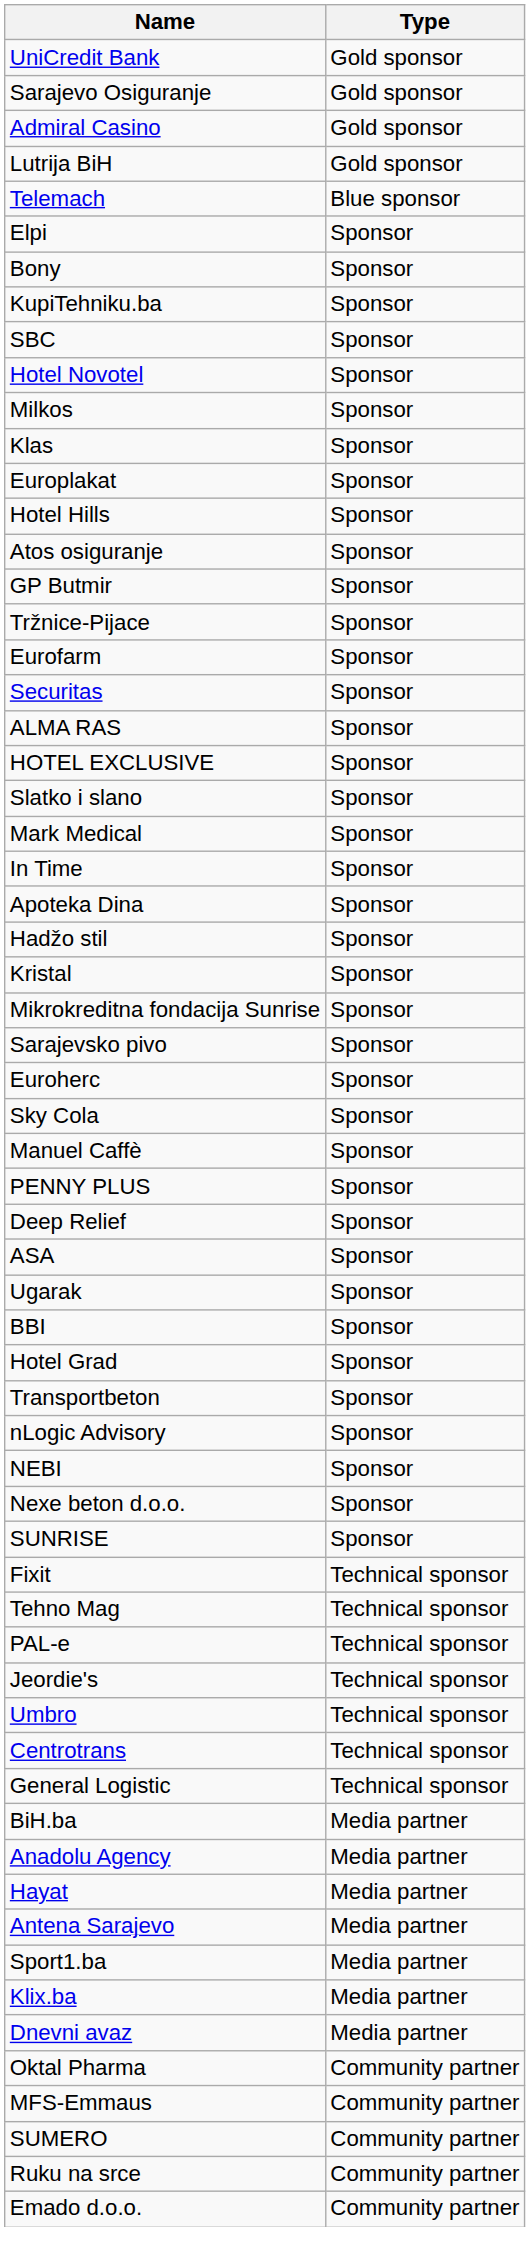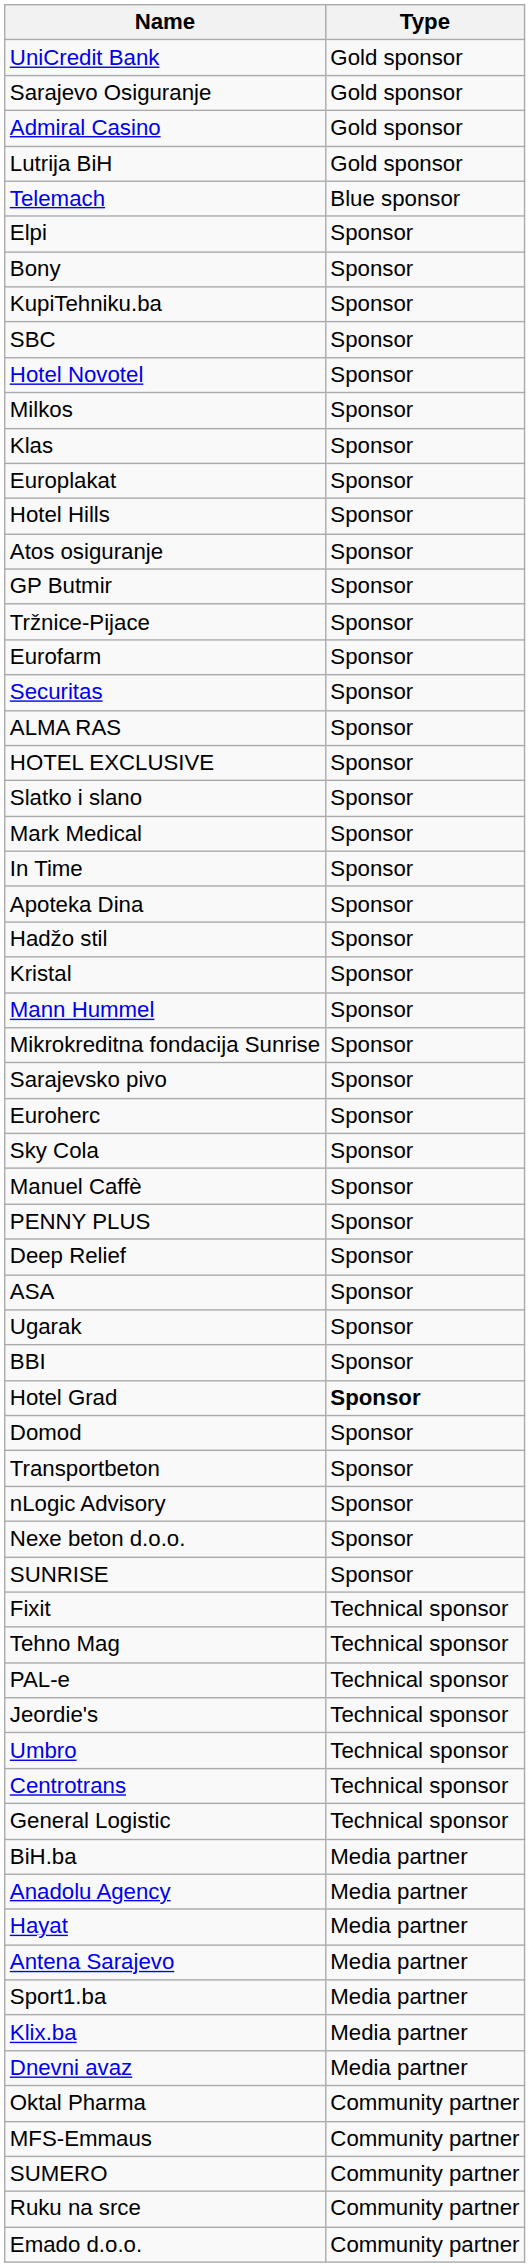+ row: (82, 1009)
(372, 1362) normal -> (375, 1397) bold
+ row: (46, 1432)
- row: (36, 1468)
